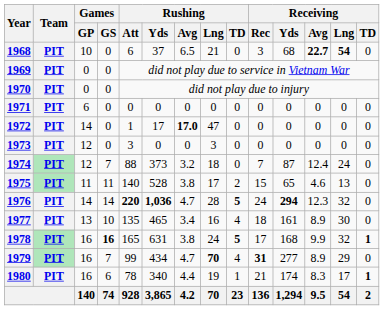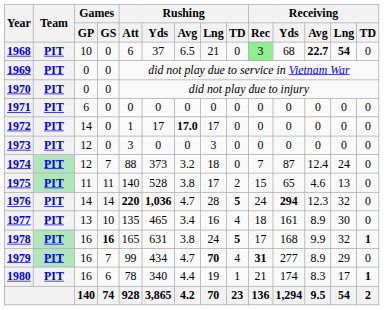(260, 51) no background -> (260, 51) lightgreen background
(213, 126) 47 -> (213, 126) 17
